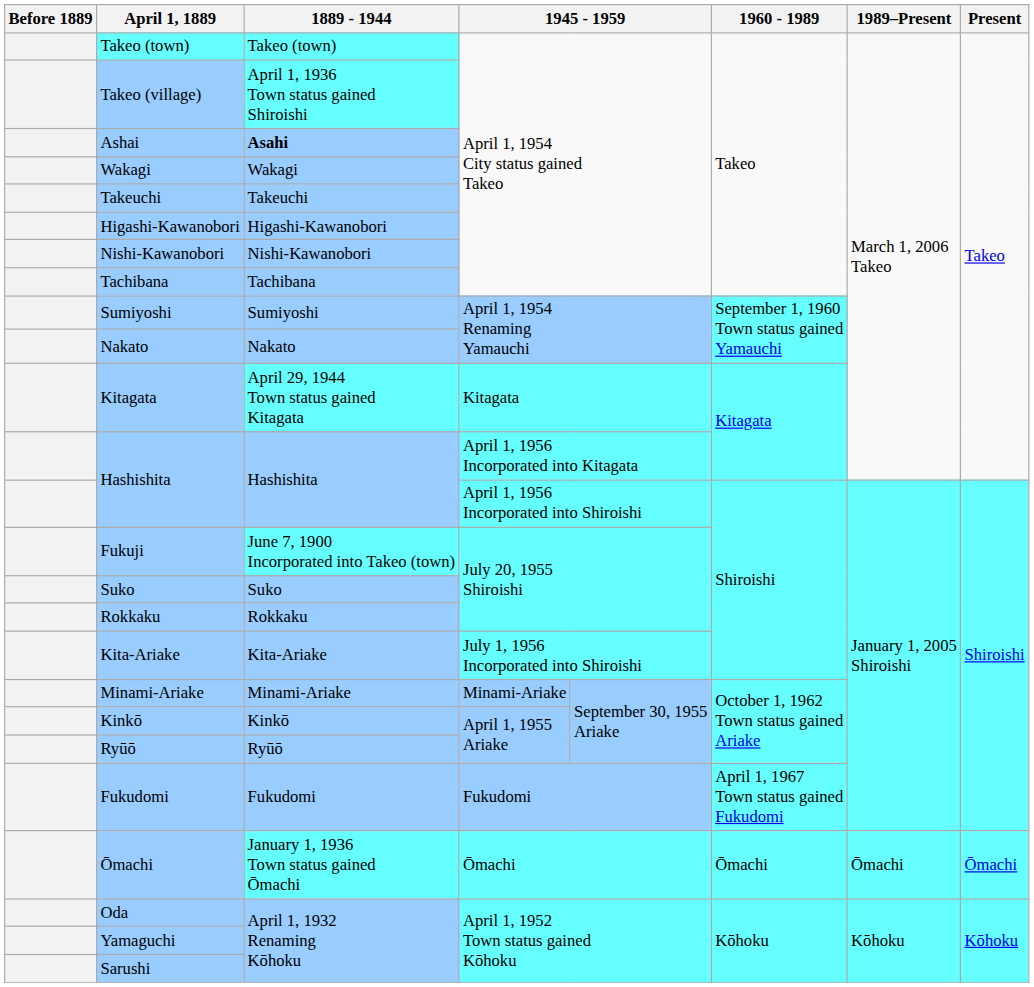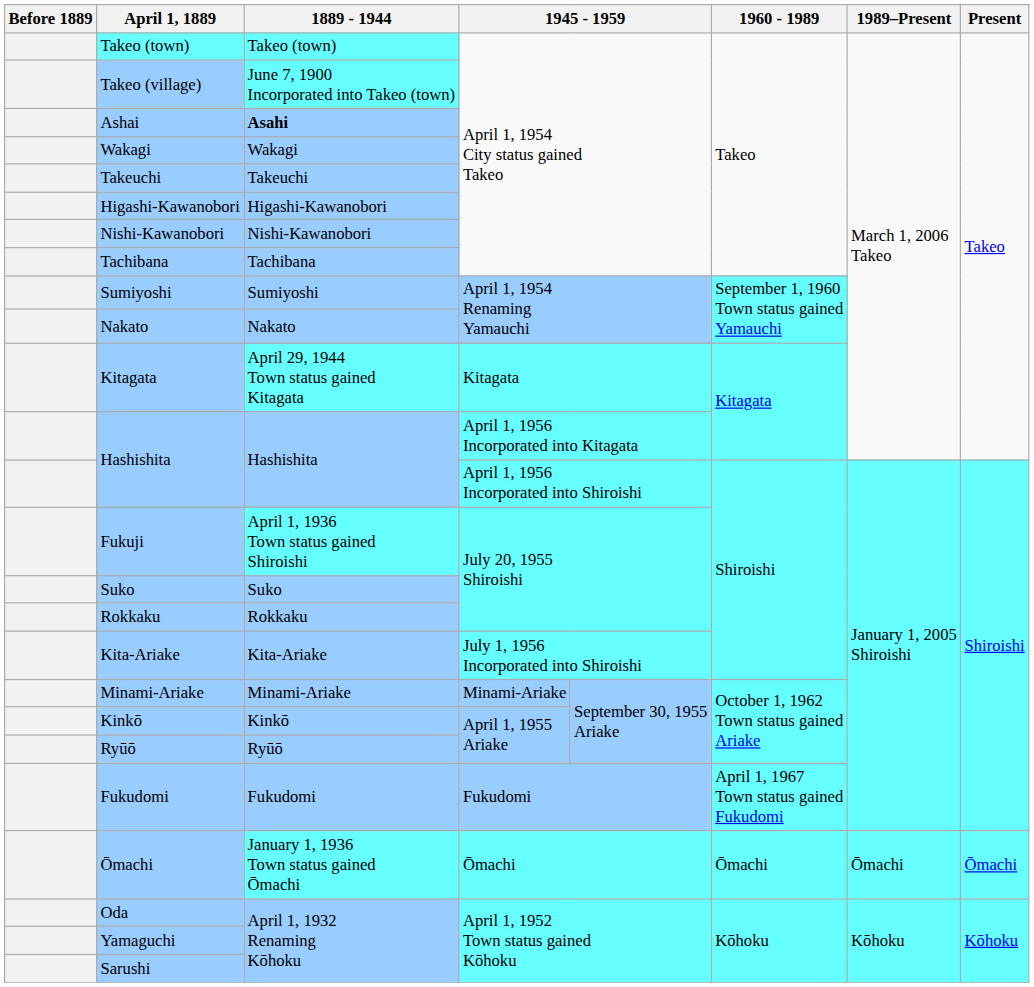(312, 94) April 1, 1936 Town status gained Shiroishi -> (351, 84) June 7, 1900 Incorporated into Takeo (town)
(351, 551) June 7, 1900 Incorporated into Takeo (town) -> (312, 541) April 1, 1936 Town status gained Shiroishi
